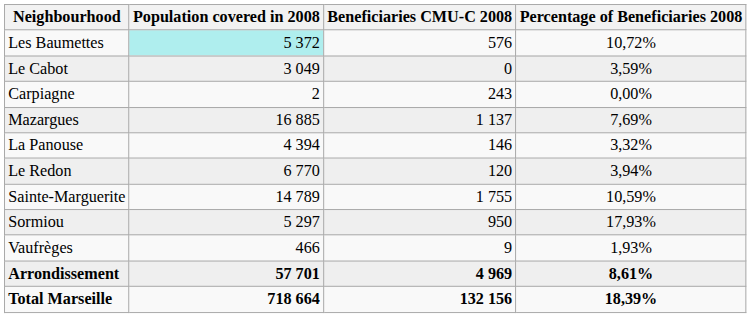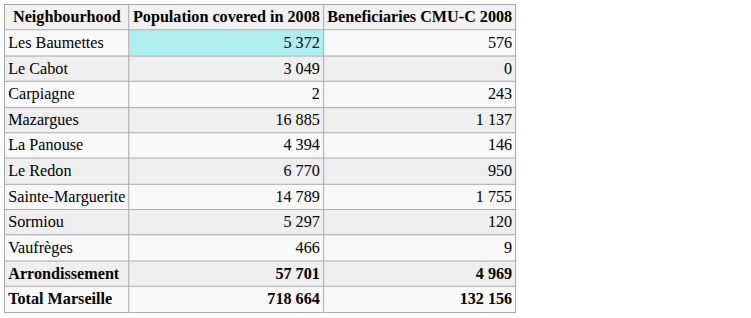- column: (631, 17)
(500, 171) 120 -> (500, 171) 950
(500, 222) 950 -> (500, 222) 120
